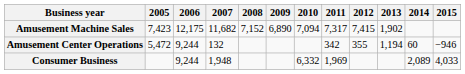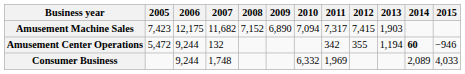(391, 28) 1,902 -> (391, 28) 1,903
(413, 45) normal -> (413, 45) bold
(220, 61) 1,948 -> (220, 61) 1,748
